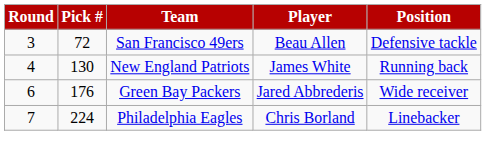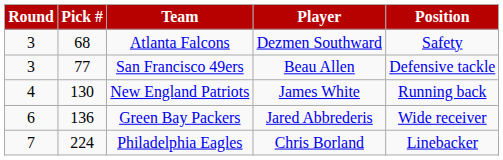+ row: (180, 42)
(82, 42) 72 -> (82, 67) 77
(82, 92) 176 -> (82, 117) 136
